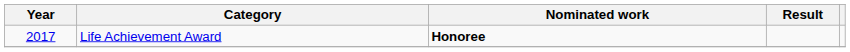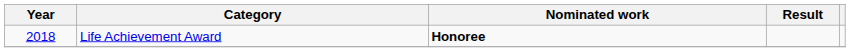(41, 36) 2017 -> (41, 36) 2018
